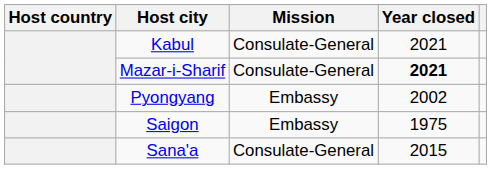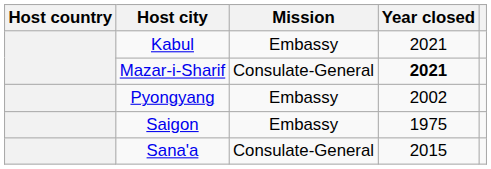(303, 44) Consulate-General -> (303, 44) Embassy
